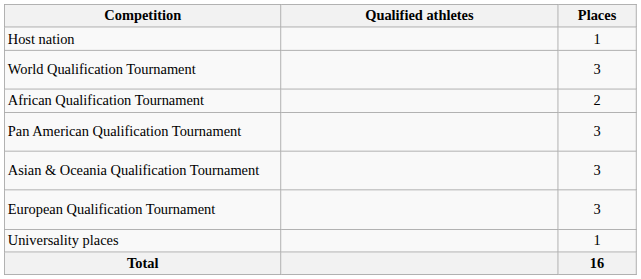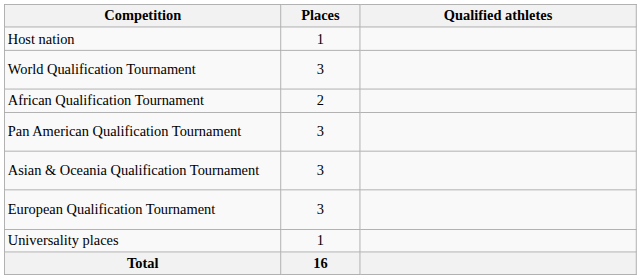columns swapped: (597, 15) <-> (419, 15)
